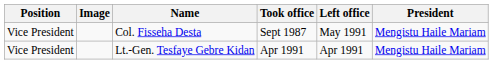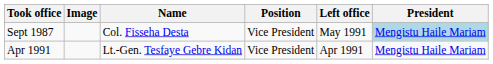columns swapped: (40, 13) <-> (287, 13)
(430, 31) no background -> (430, 31) lightblue background
